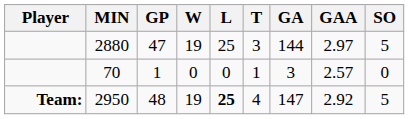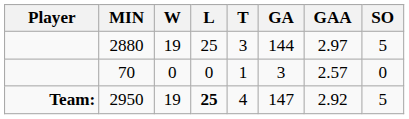- column: (157, 18)
